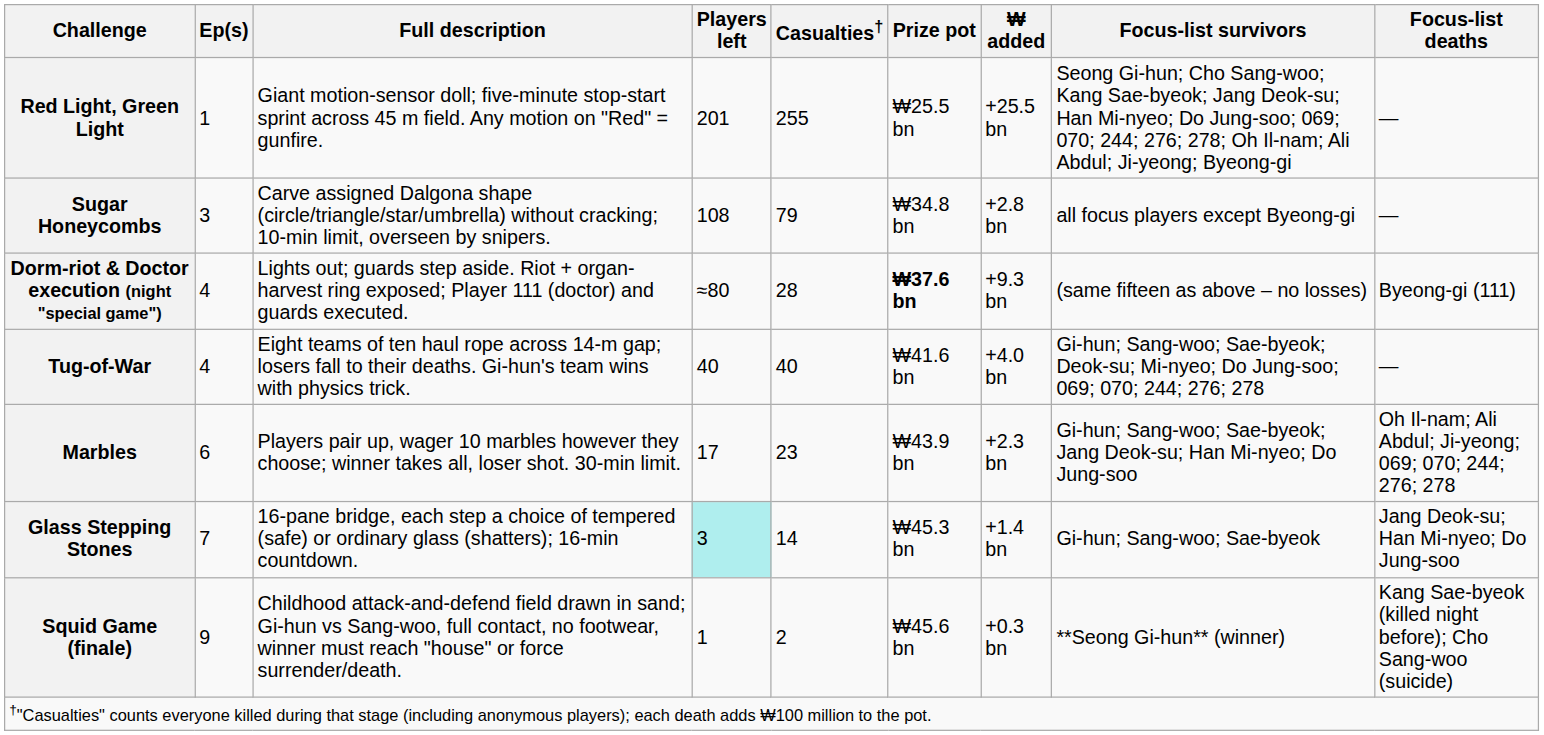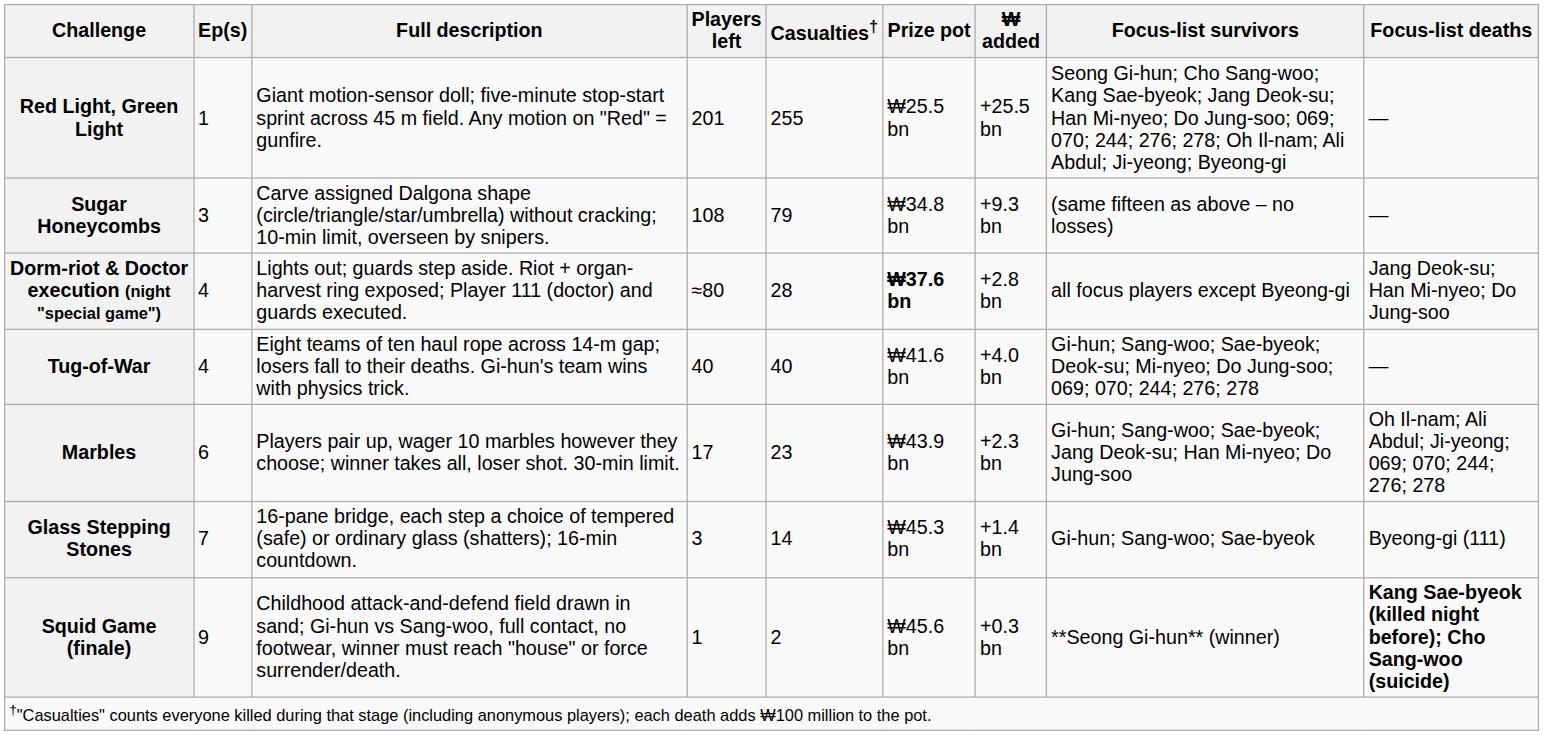(1005, 215) +2.8 bn -> (999, 215) +9.3 bn
(1206, 215) all focus players except Byeong-gi -> (1173, 215) (same fifteen as above – no losses)
(1005, 290) +9.3 bn -> (999, 290) +2.8 bn
(1212, 290) (same fifteen as above – no losses) -> (1200, 290) all focus players except Byeong-gi
(1447, 290) Byeong-gi (111) -> (1442, 290) Jang Deok-su; Han Mi-nyeo; Do Jung-soo
(702, 539) paleturquoise background -> (697, 539) no background
(1453, 539) Jang Deok-su; Han Mi-nyeo; Do Jung-soo -> (1437, 539) Byeong-gi (111)
(1452, 637) normal -> (1445, 637) bold
